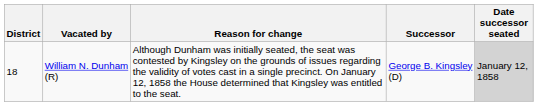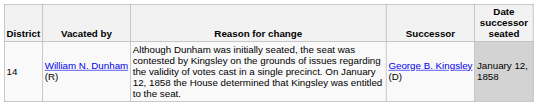(12, 71) 18 -> (12, 71) 14
